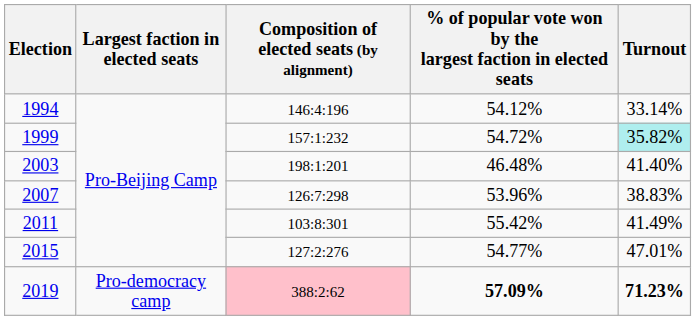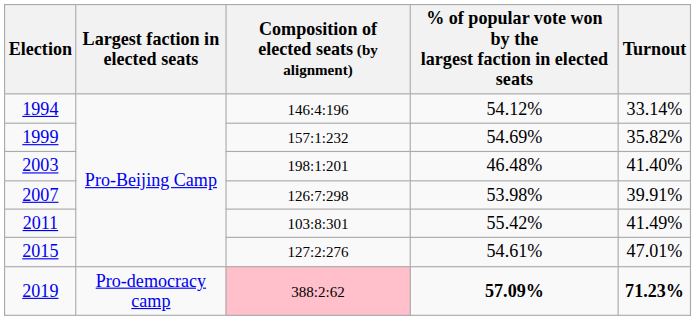(514, 137) 54.72% -> (514, 137) 54.69%
(654, 137) paleturquoise background -> (654, 137) no background
(514, 194) 53.96% -> (514, 194) 53.98%
(654, 194) 38.83% -> (654, 194) 39.91%
(514, 251) 54.77% -> (514, 251) 54.61%
